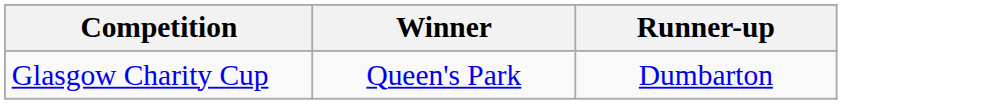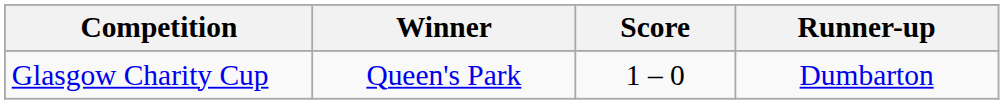+ column: (655, 27)
